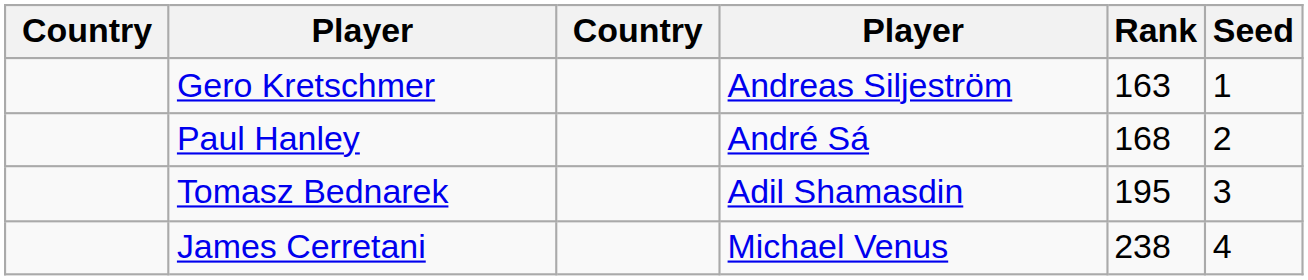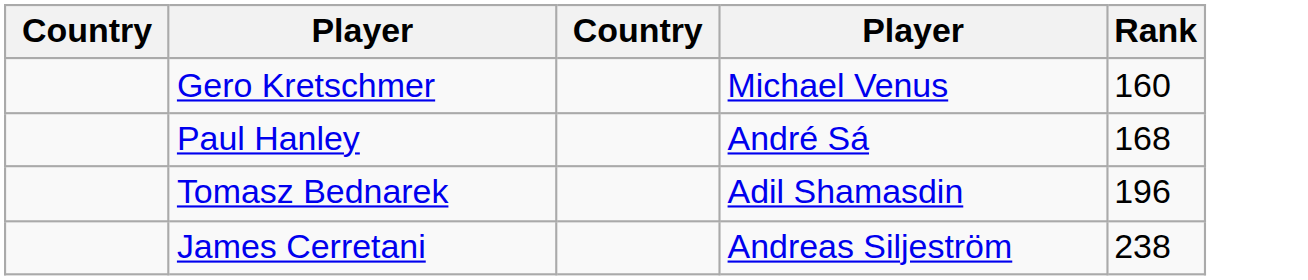- column: (1253, 31)
(870, 85) Andreas Siljeström -> (838, 85) Michael Venus
(1143, 85) 163 -> (1143, 85) 160
(1143, 192) 195 -> (1143, 192) 196
(838, 246) Michael Venus -> (870, 246) Andreas Siljeström
